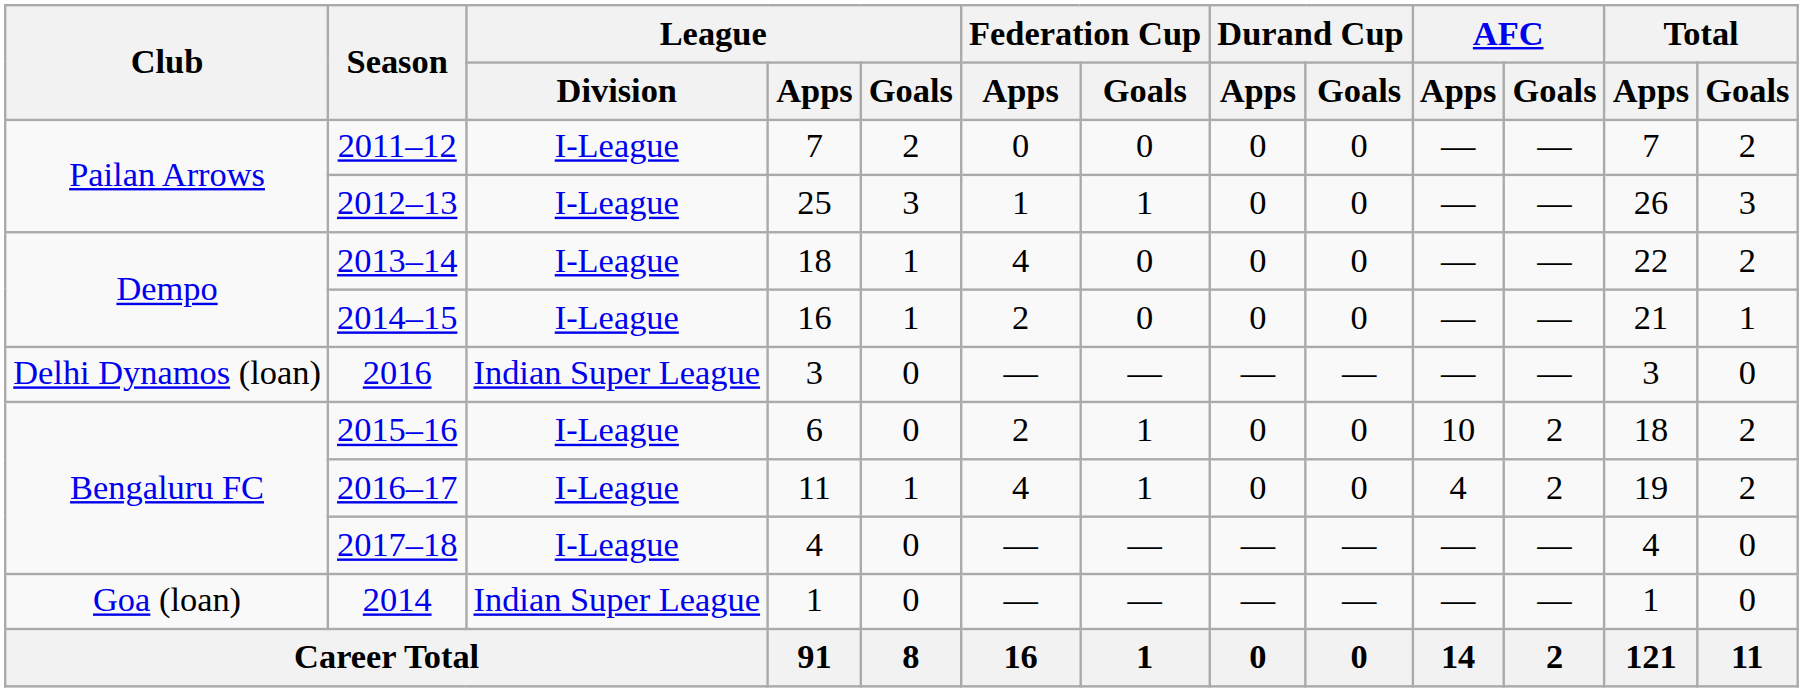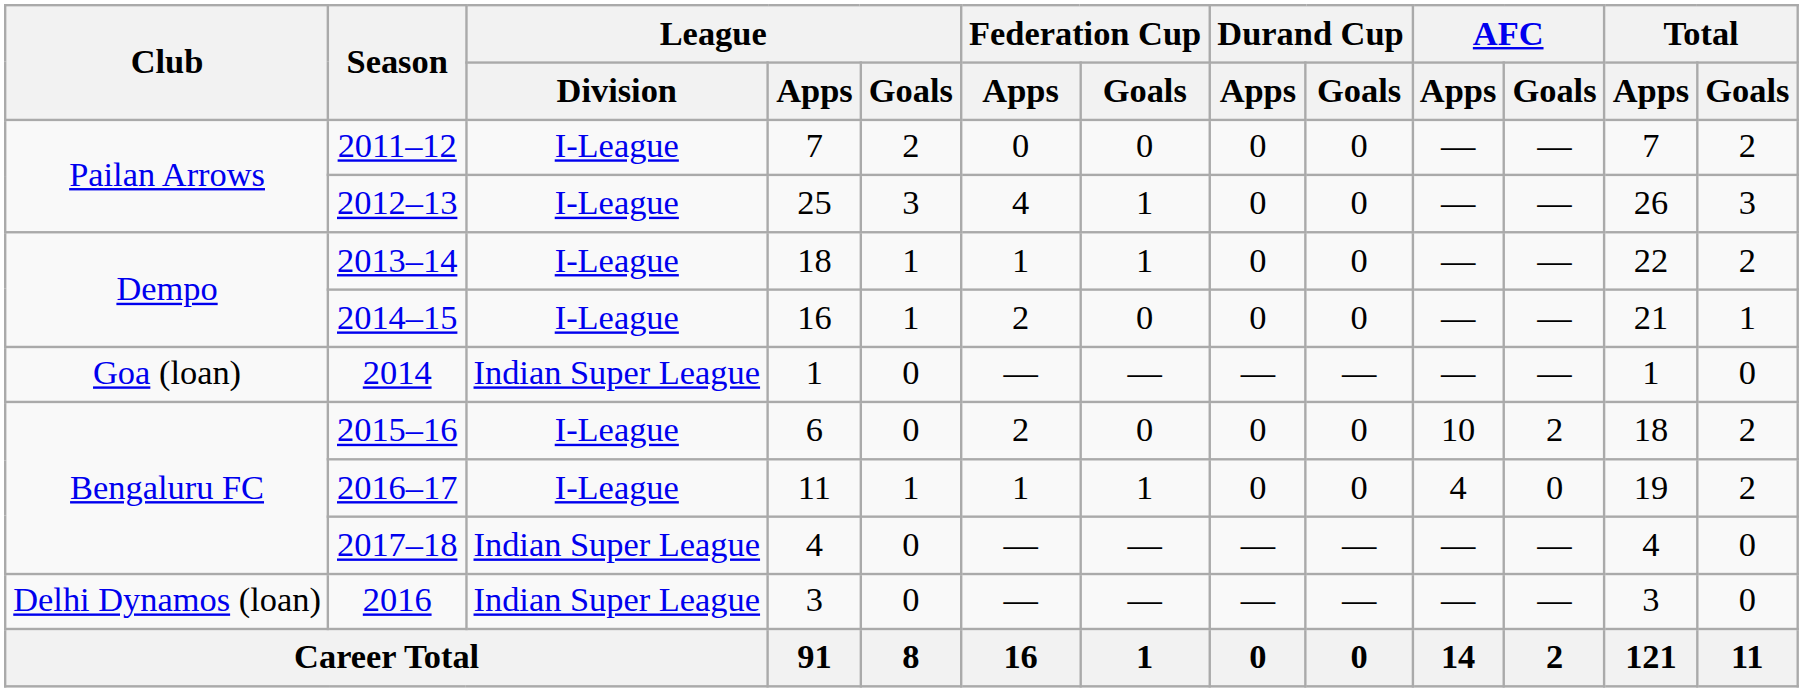(1021, 203) 1 -> (1021, 203) 4
(1021, 260) 4 -> (1021, 260) 1
(1145, 260) 0 -> (1145, 260) 1
rows swapped: (397, 600) <-> (397, 373)
(1145, 430) 1 -> (1145, 430) 0
(1021, 487) 4 -> (1021, 487) 1
(1554, 487) 2 -> (1554, 487) 0
(617, 544) I-League -> (617, 544) Indian Super League
